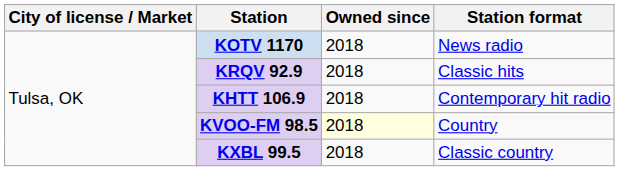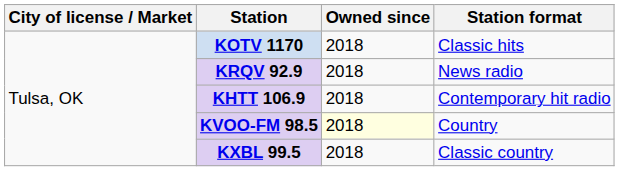(481, 44) News radio -> (481, 44) Classic hits
(481, 71) Classic hits -> (481, 71) News radio
